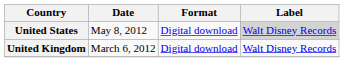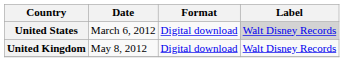(119, 30) May 8, 2012 -> (123, 30) March 6, 2012
(123, 48) March 6, 2012 -> (119, 48) May 8, 2012
